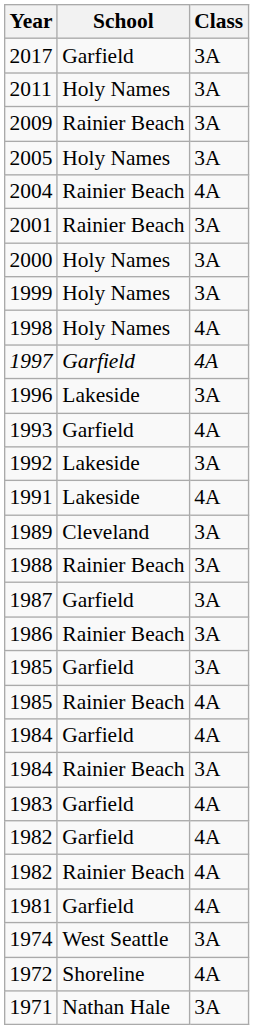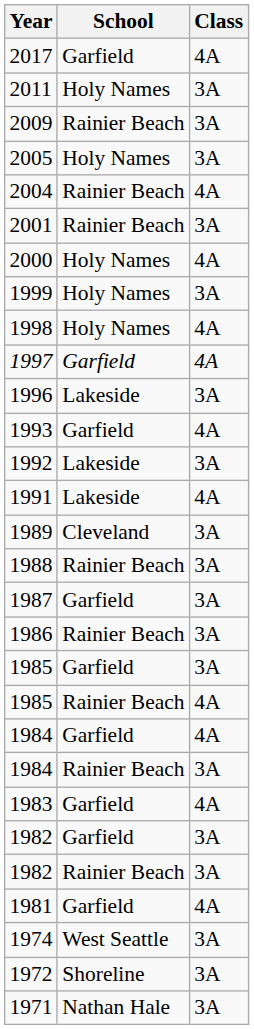(207, 55) 3A -> (207, 55) 4A
(207, 259) 3A -> (207, 259) 4A
(207, 837) 4A -> (207, 837) 3A
(207, 871) 4A -> (207, 871) 3A
(207, 973) 4A -> (207, 973) 3A
